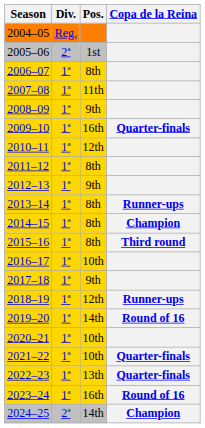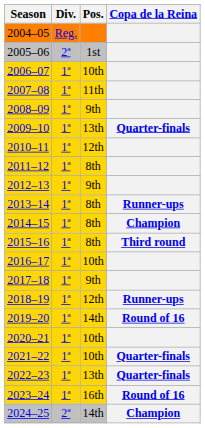(93, 71) 8th -> (93, 71) 10th
(93, 128) 16th -> (93, 128) 13th
